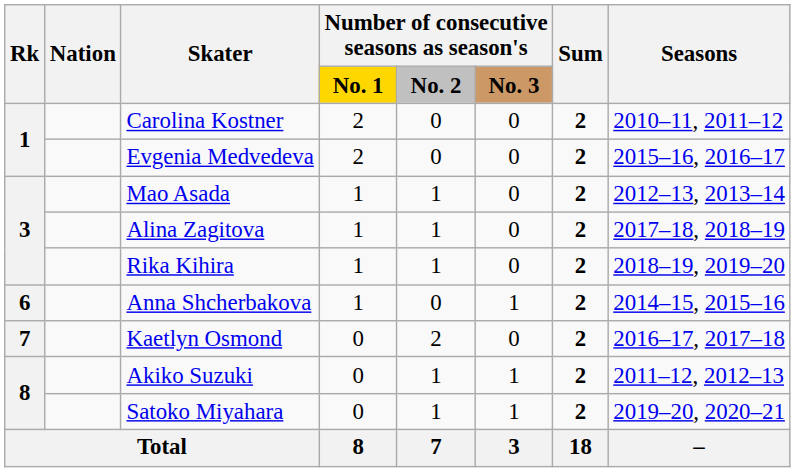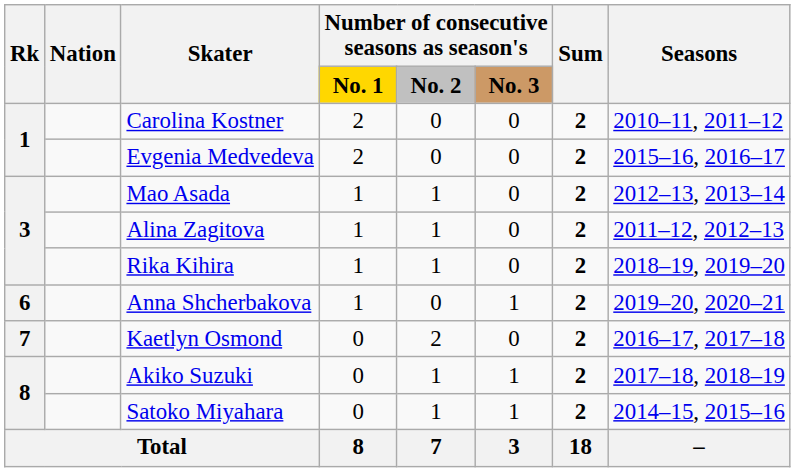(699, 229) 2017–18, 2018–19 -> (699, 229) 2011–12, 2012–13
(699, 302) 2014–15, 2015–16 -> (699, 302) 2019–20, 2020–21
(699, 374) 2011–12, 2012–13 -> (699, 374) 2017–18, 2018–19
(699, 411) 2019–20, 2020–21 -> (699, 411) 2014–15, 2015–16
